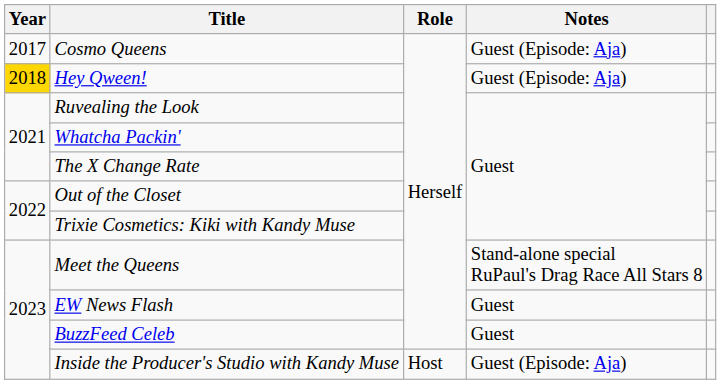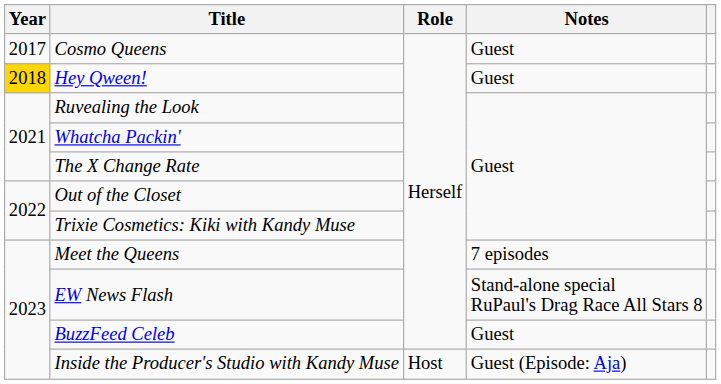(549, 48) Guest (Episode: Aja) -> (492, 48) Guest
(549, 78) Guest (Episode: Aja) -> (492, 78) Guest
(587, 265) Stand-alone special RuPaul's Drag Race All Stars 8 -> (510, 254) 7 episodes
(492, 305) Guest -> (587, 294) Stand-alone special RuPaul's Drag Race All Stars 8
